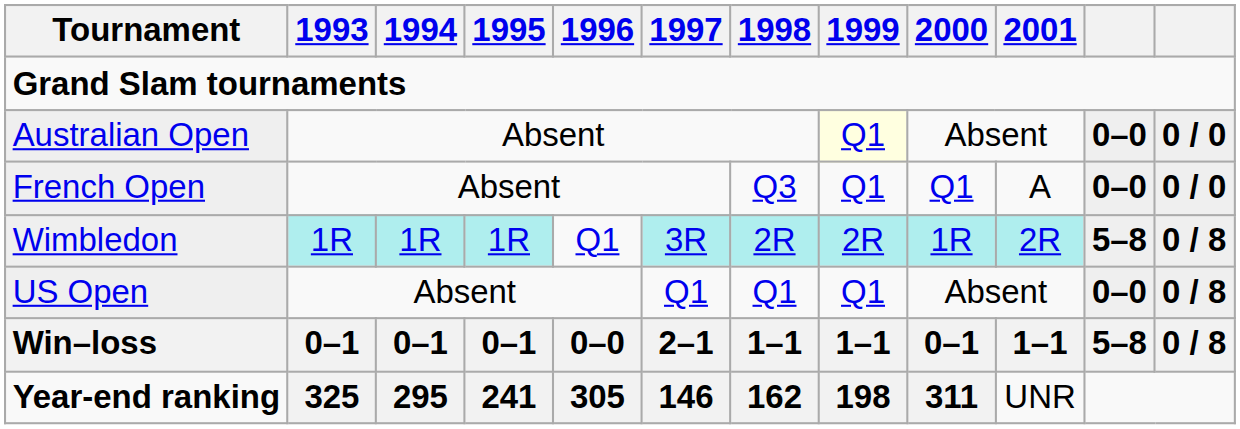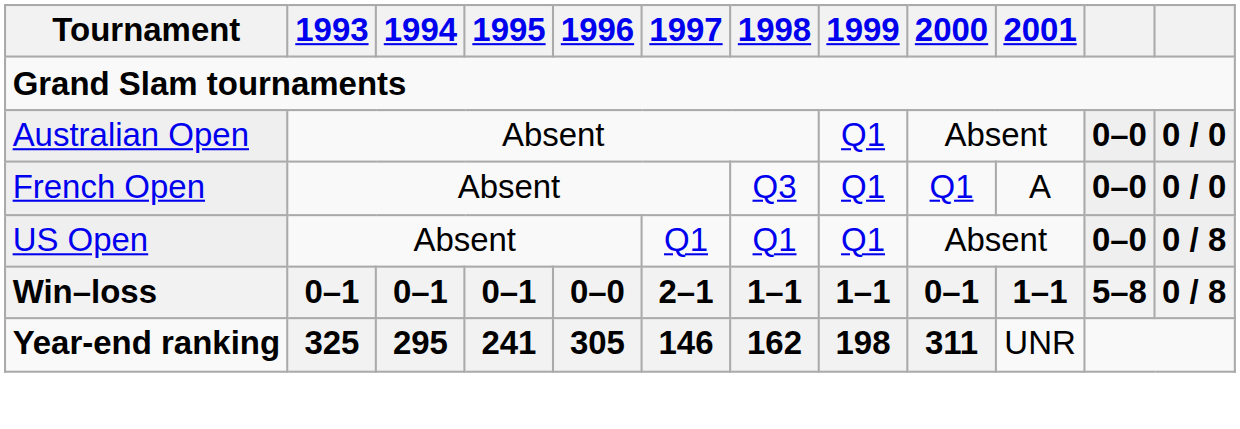(863, 135) lightyellow background -> (863, 135) no background
- row: (95, 239)
